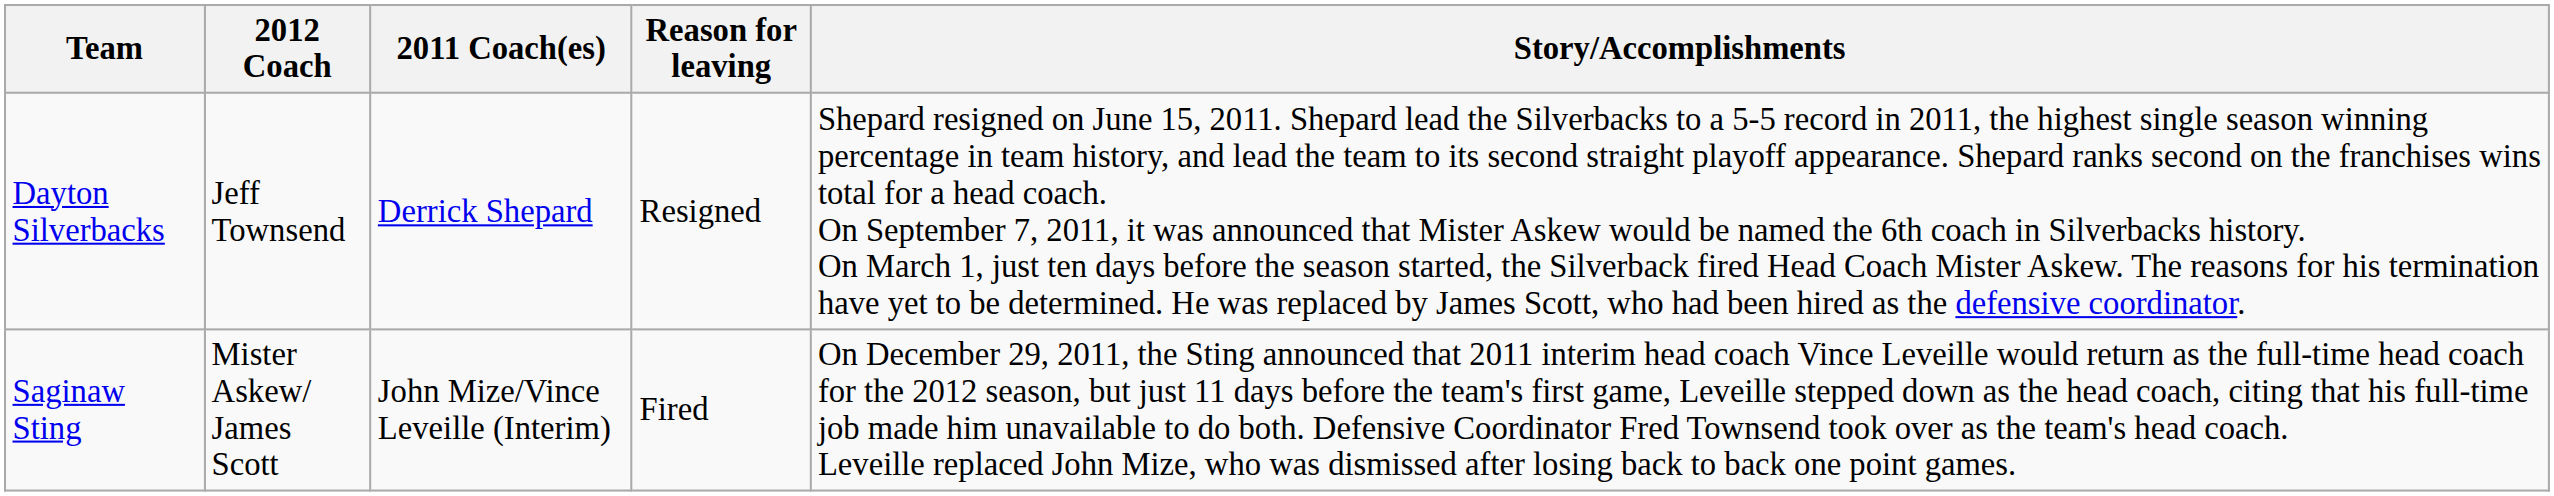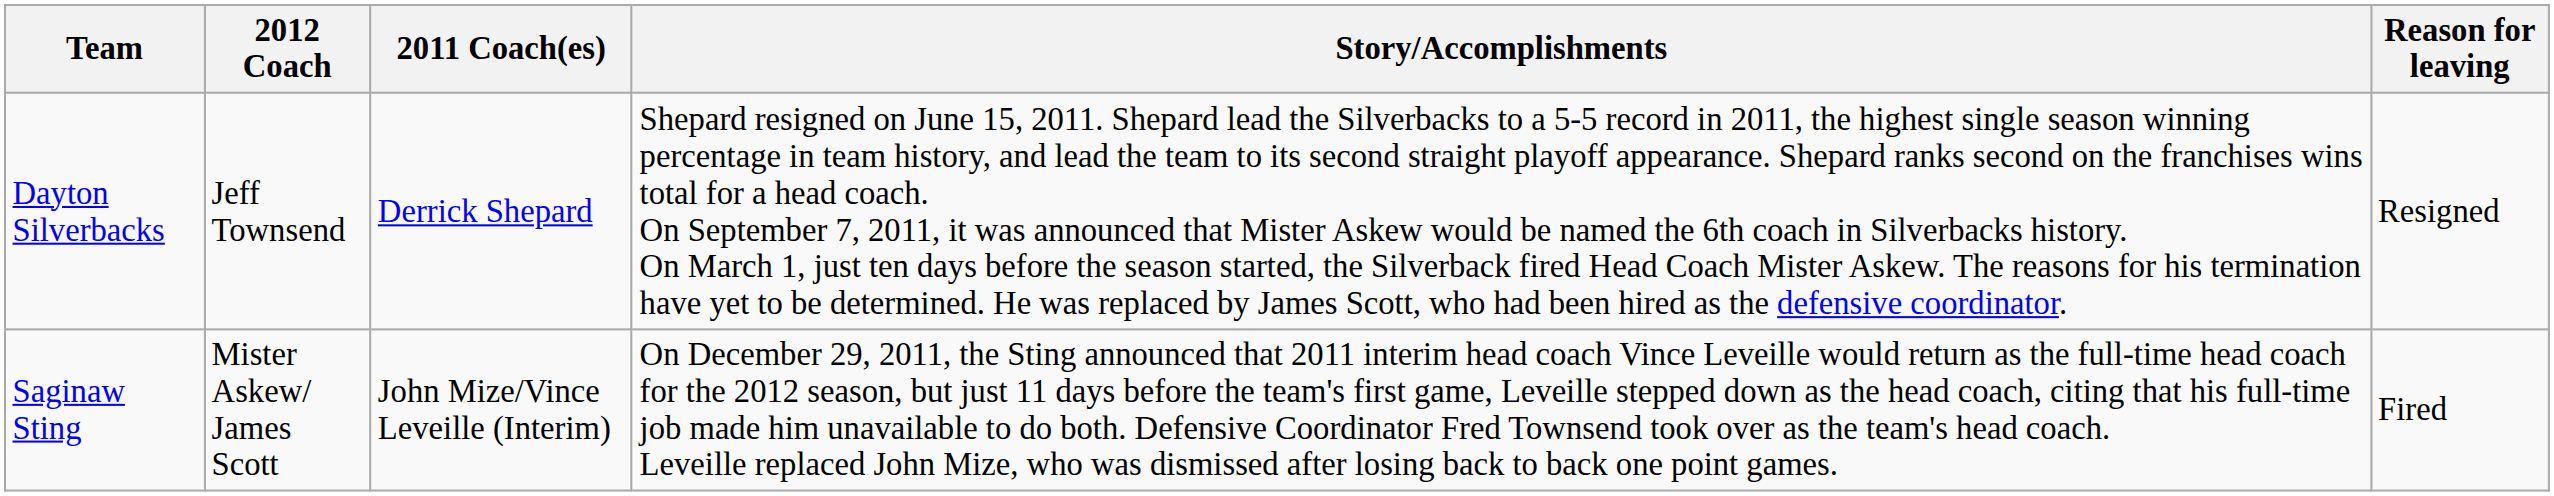columns swapped: (721, 48) <-> (1680, 48)
